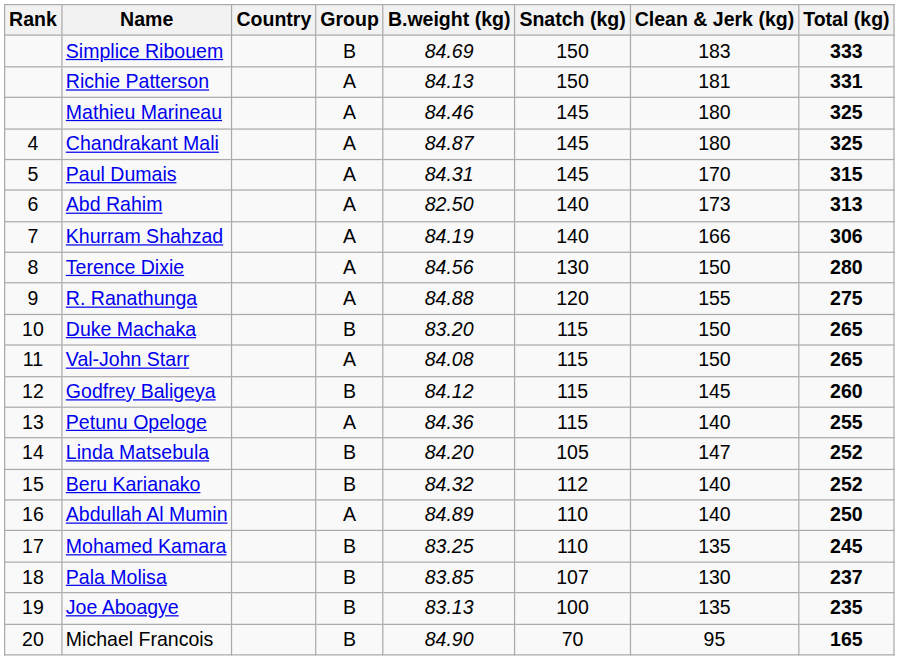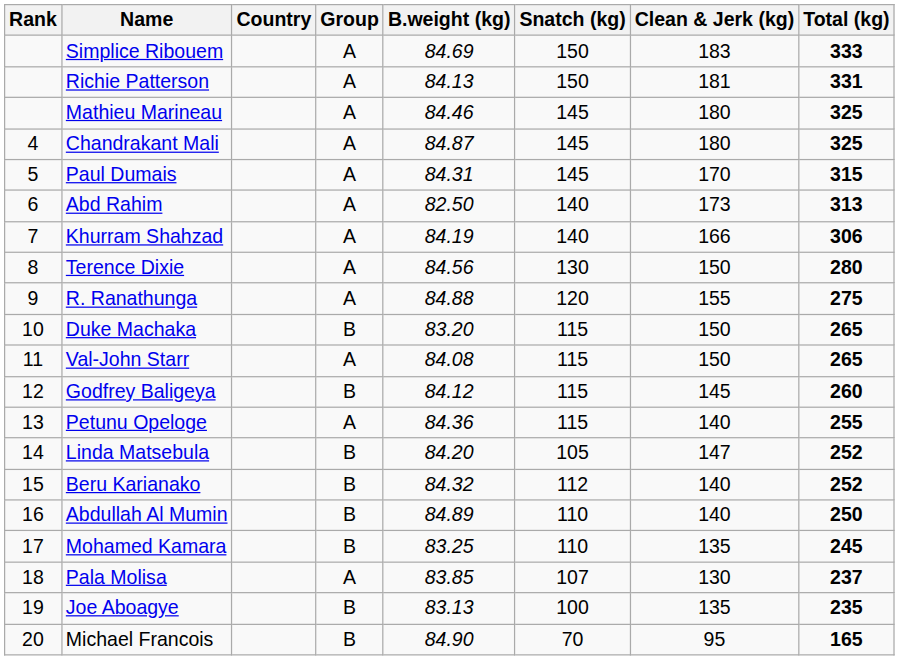(350, 50) B -> (350, 50) A
(350, 515) A -> (350, 515) B
(350, 577) B -> (350, 577) A
